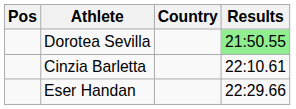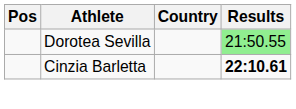(255, 66) normal -> (256, 66) bold
- row: (90, 91)
